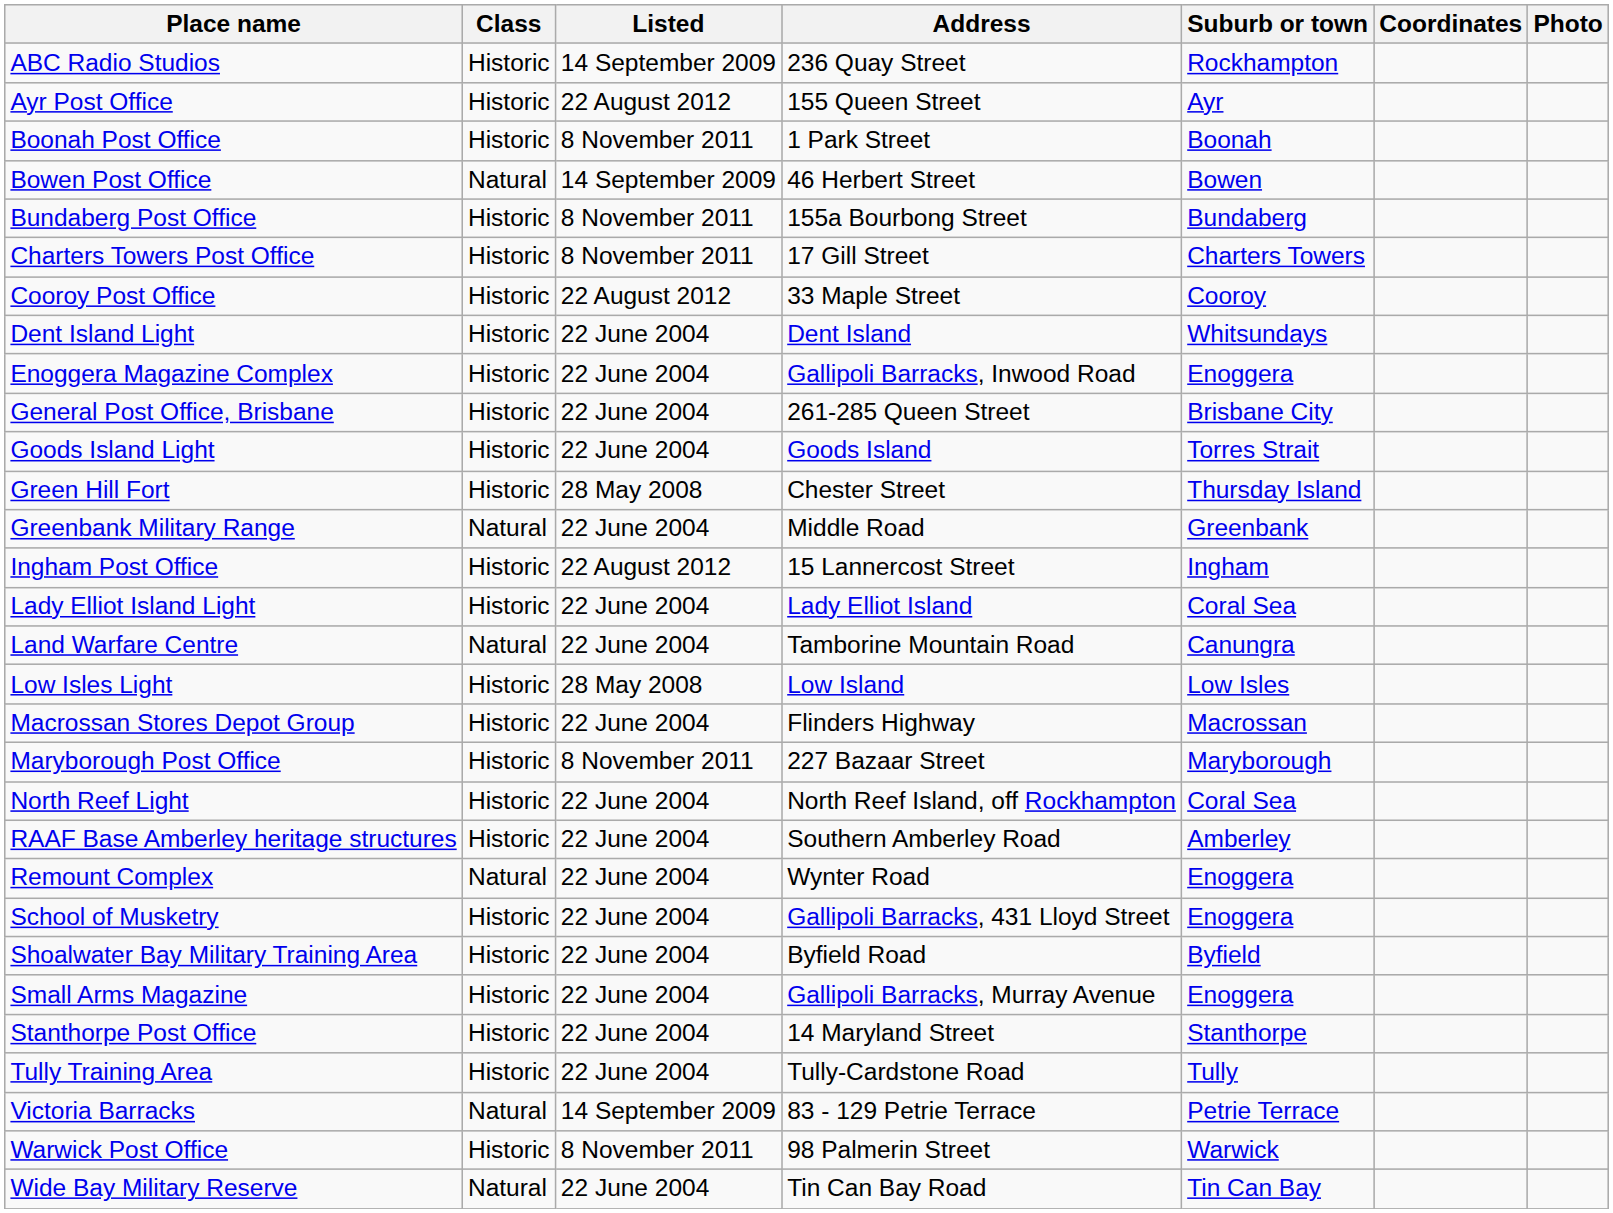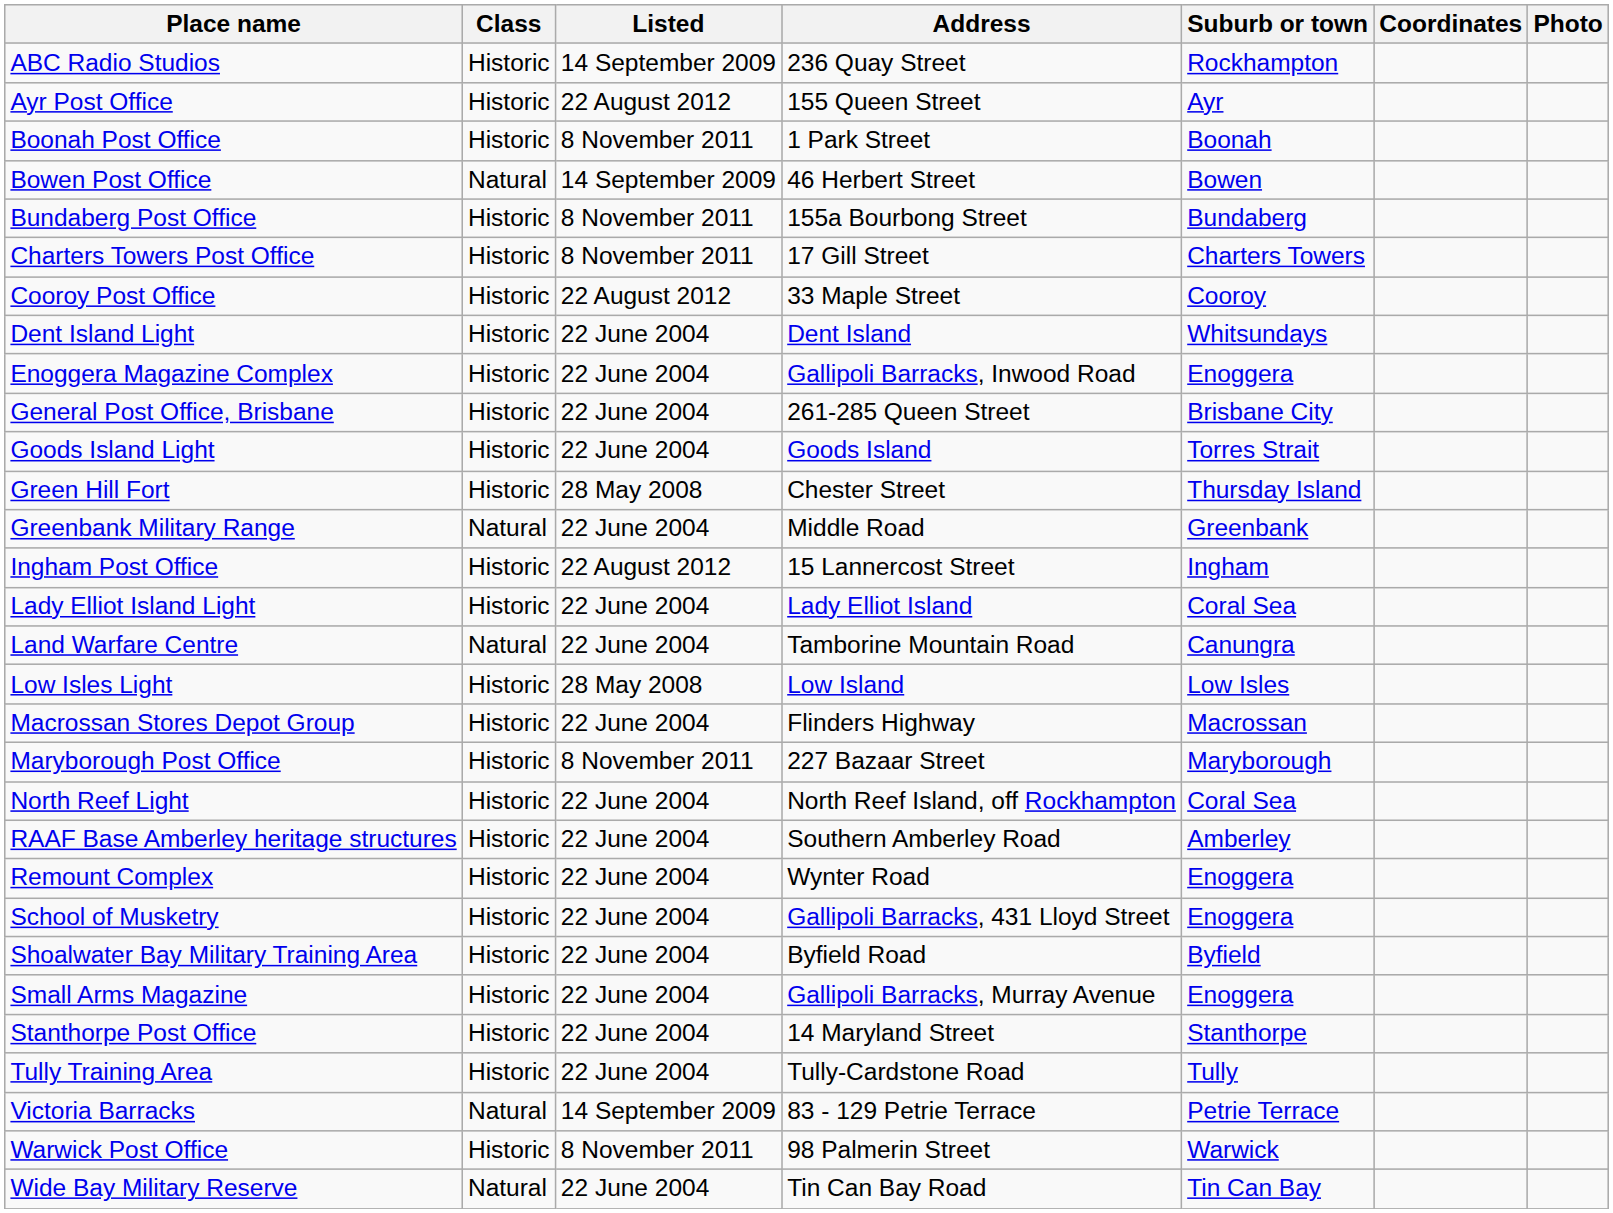(507, 878) Natural -> (509, 878) Historic
